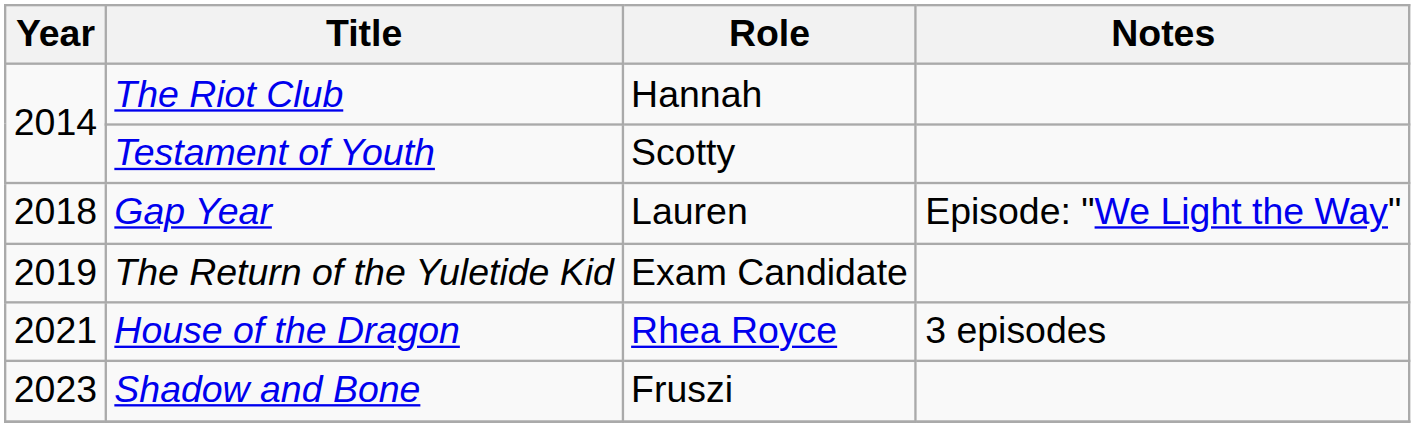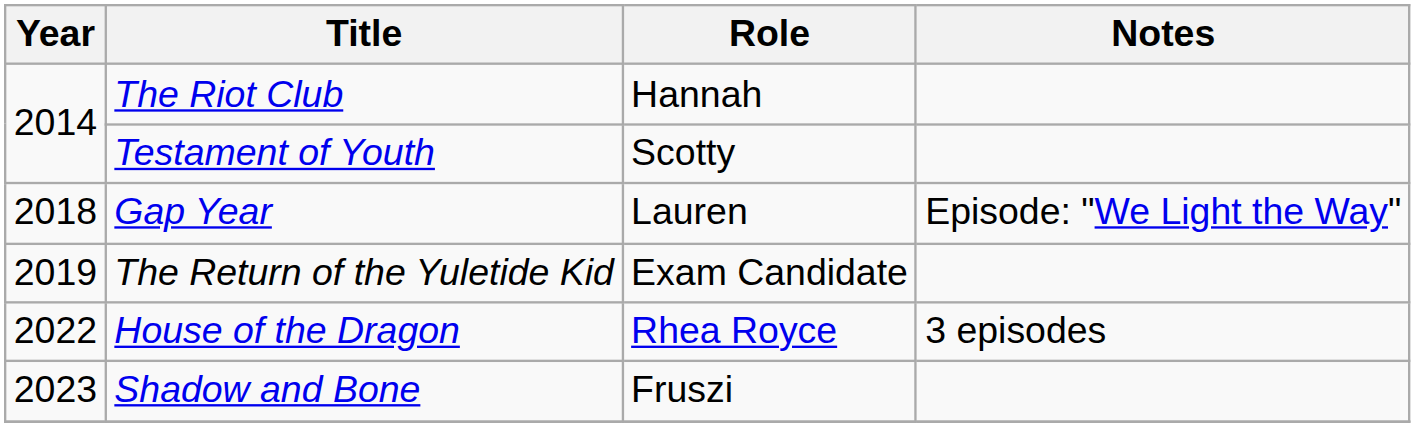(55, 331) 2021 -> (55, 331) 2022
